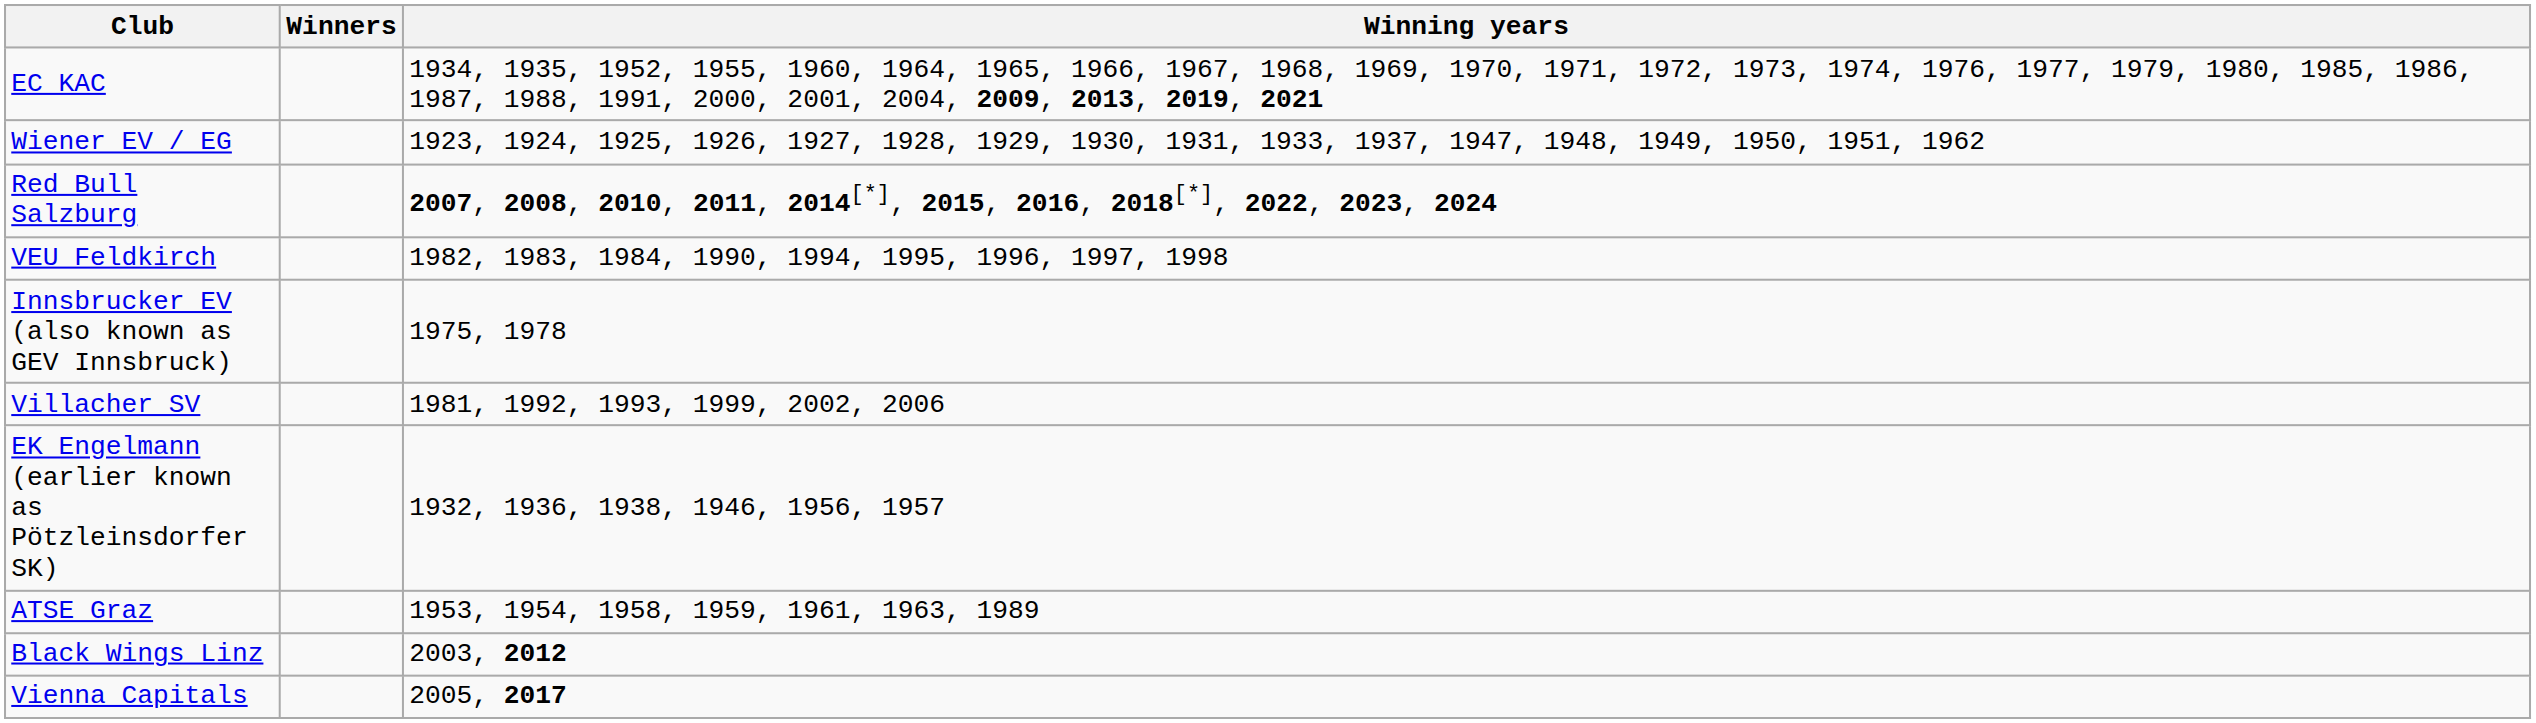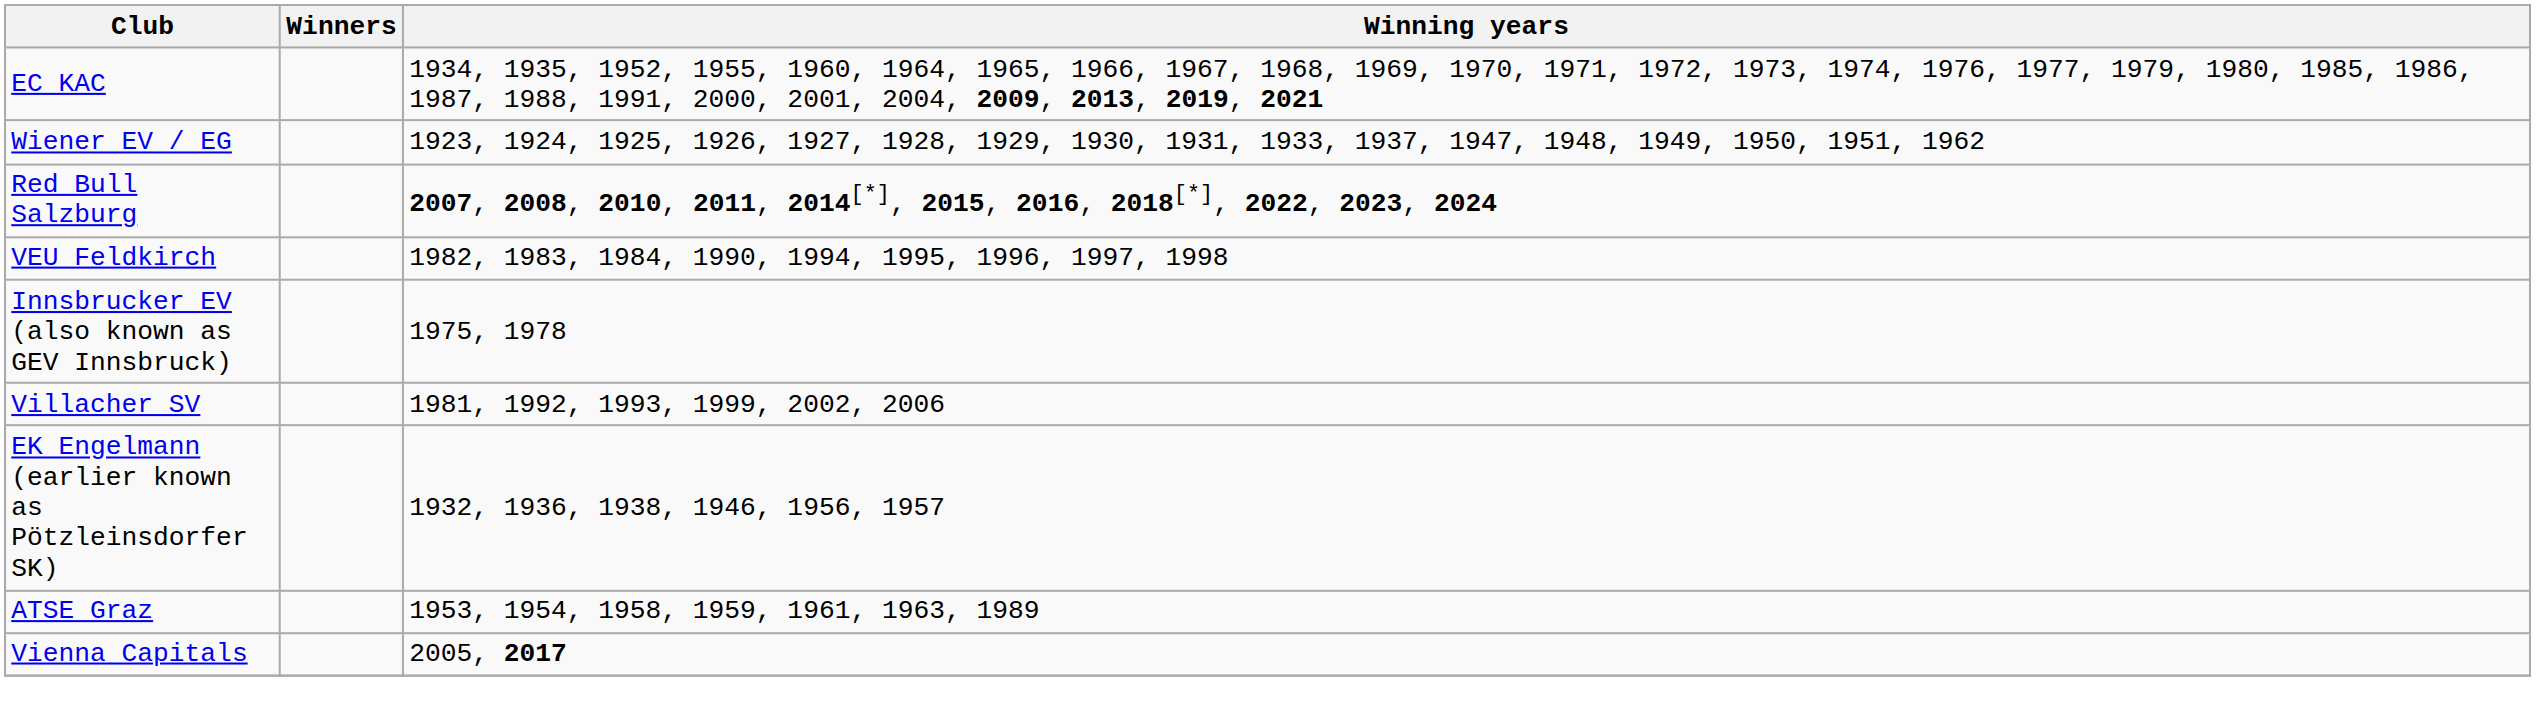- row: (137, 654)
